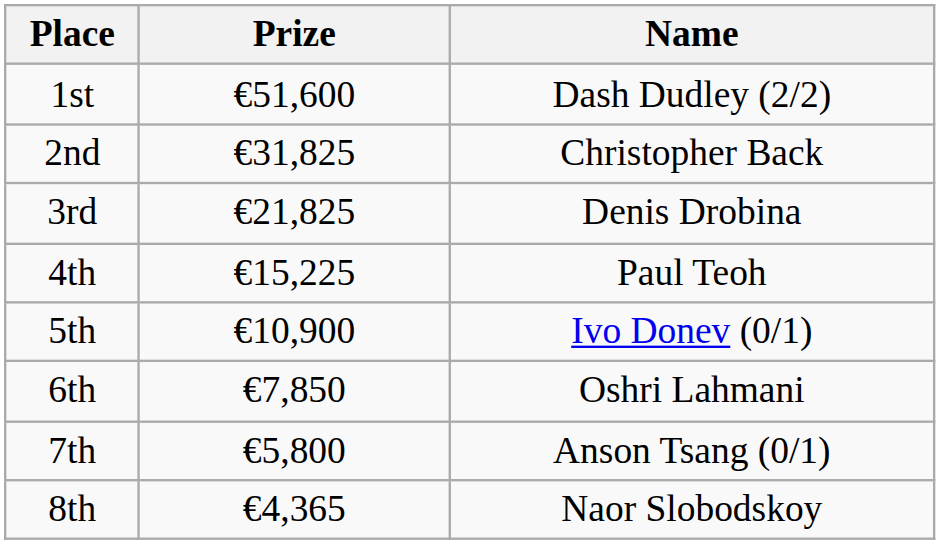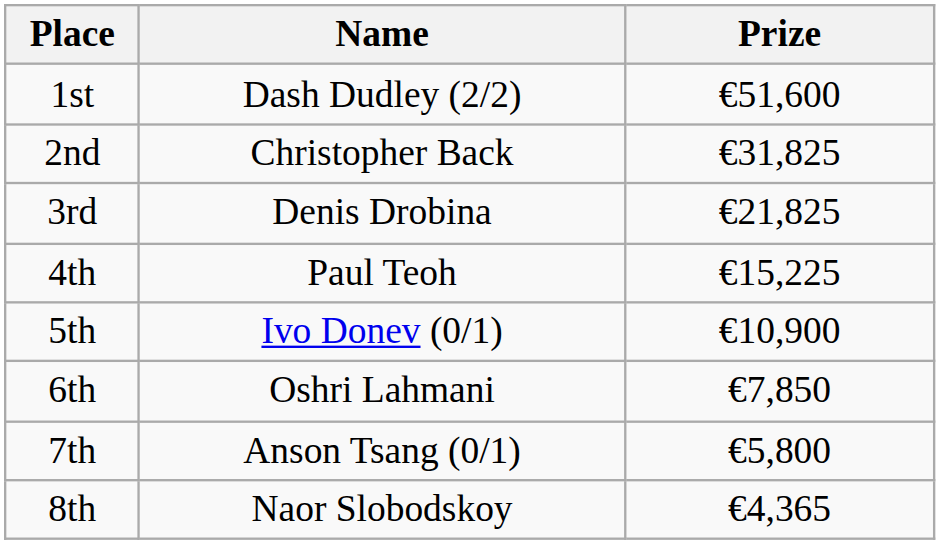columns swapped: (692, 34) <-> (294, 34)
